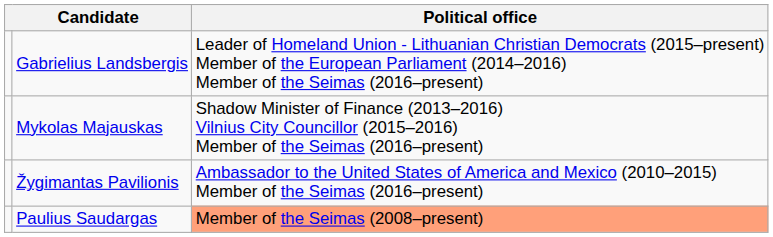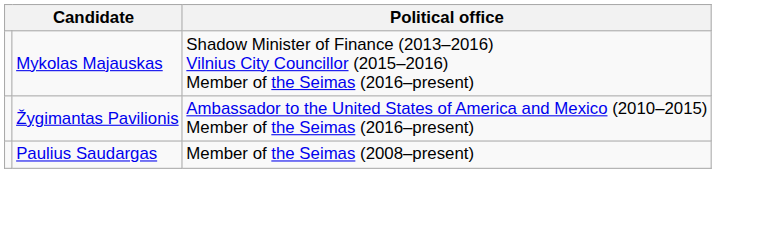- row: (102, 63)
(340, 218) lightsalmon background -> (330, 154) no background
